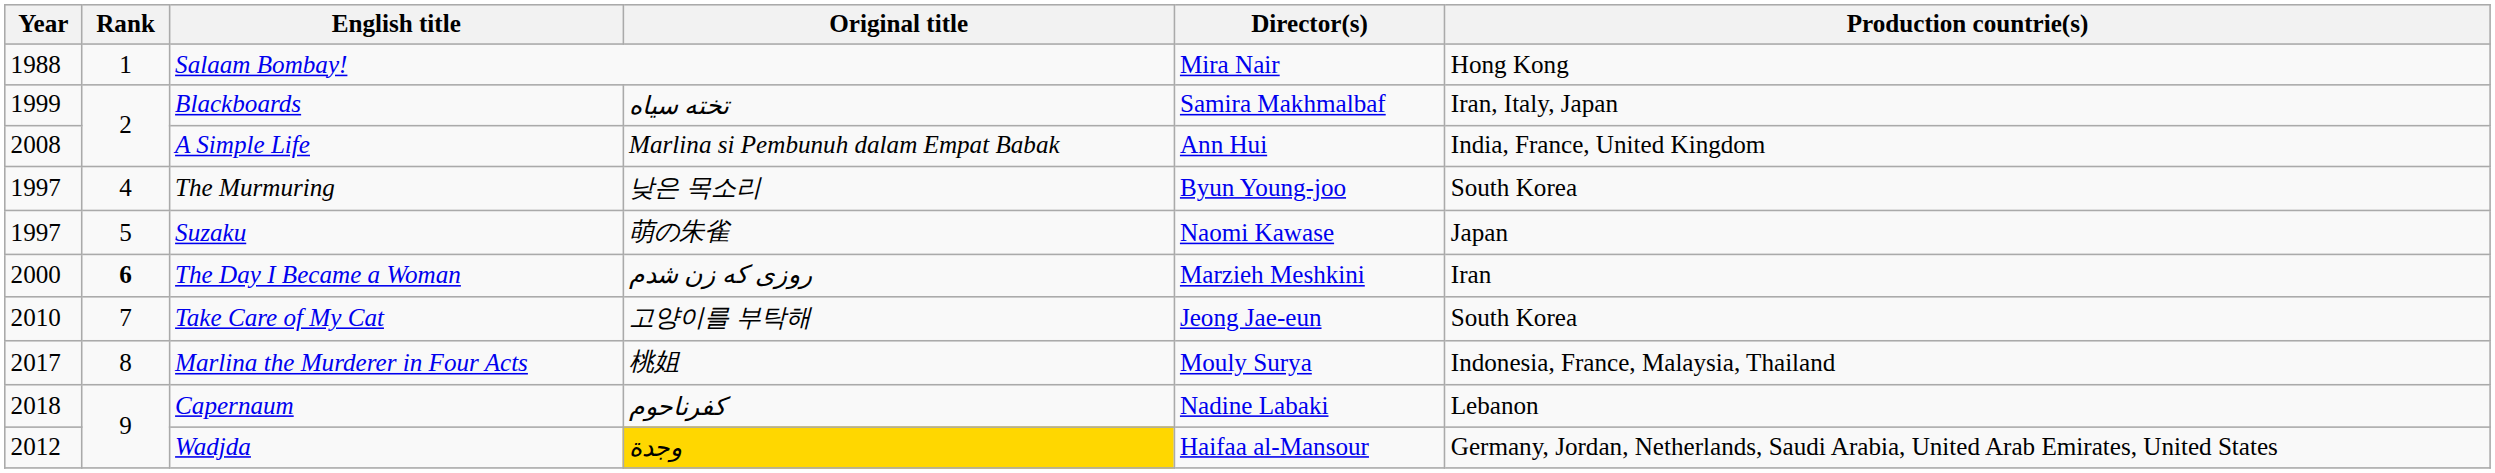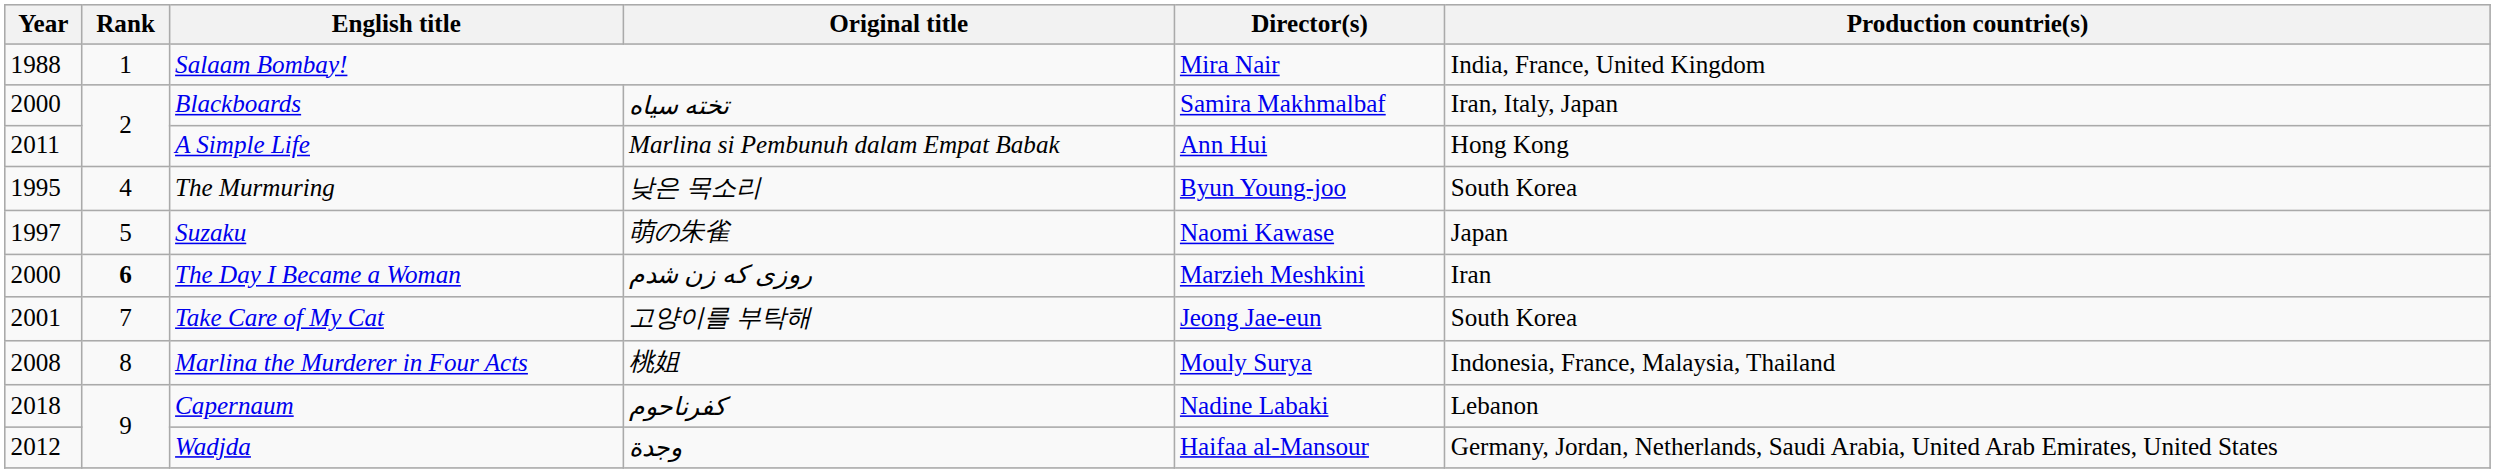(1510, 64) Hong Kong -> (1608, 64) India, France, United Kingdom
(36, 104) 1999 -> (36, 104) 2000
(36, 145) 2008 -> (35, 145) 2011
(1608, 145) India, France, United Kingdom -> (1510, 145) Hong Kong
(36, 187) 1997 -> (36, 187) 1995
(36, 318) 2010 -> (36, 318) 2001
(36, 362) 2017 -> (36, 362) 2008
(656, 447) gold background -> (656, 447) no background
